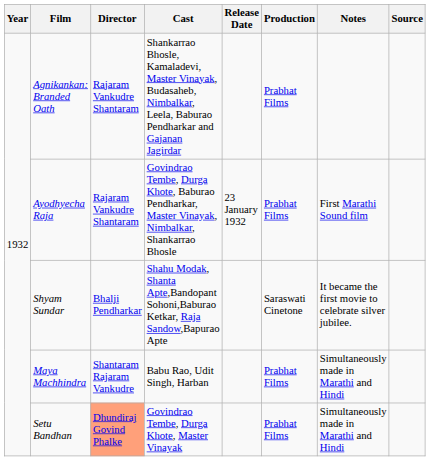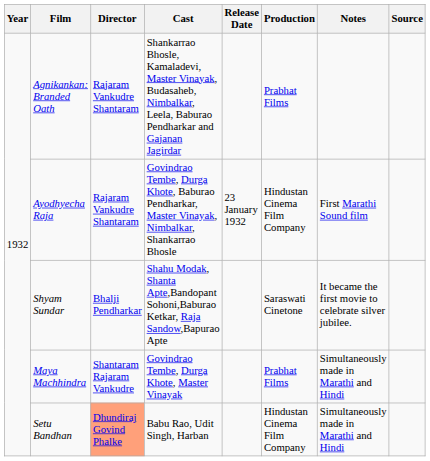(280, 209) Prabhat Films -> (286, 209) Hindustan Cinema Film Company
(180, 376) Babu Rao, Udit Singh, Harban -> (177, 376) Govindrao Tembe, Durga Khote, Master Vinayak
(177, 429) Govindrao Tembe, Durga Khote, Master Vinayak -> (180, 429) Babu Rao, Udit Singh, Harban
(280, 429) Prabhat Films -> (286, 429) Hindustan Cinema Film Company
